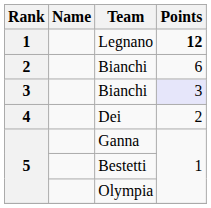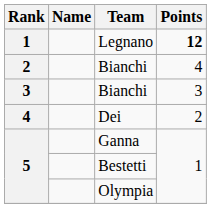(198, 66) 6 -> (198, 66) 4
(198, 91) lavender background -> (198, 91) no background
